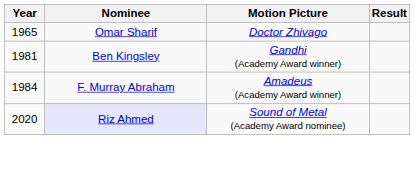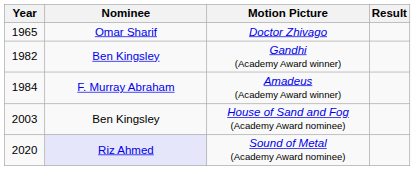(25, 56) 1981 -> (25, 56) 1982
+ row: (288, 119)
